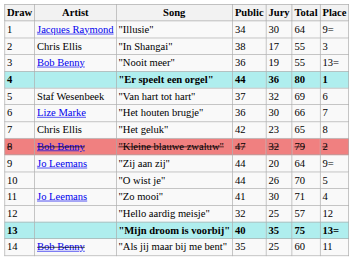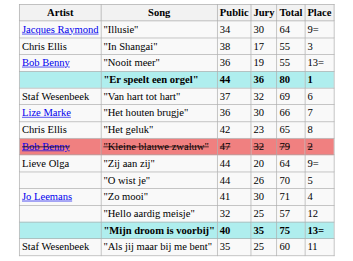- column: (20, 12)
(62, 163) Jo Leemans -> (46, 163) Lieve Olga
(61, 247) Bob Benny -> (56, 247) Staf Wesenbeek
